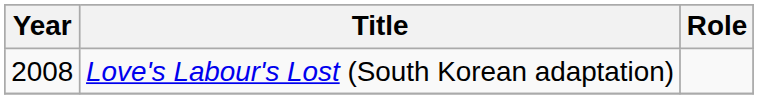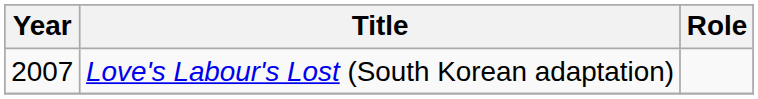(42, 70) 2008 -> (42, 70) 2007
